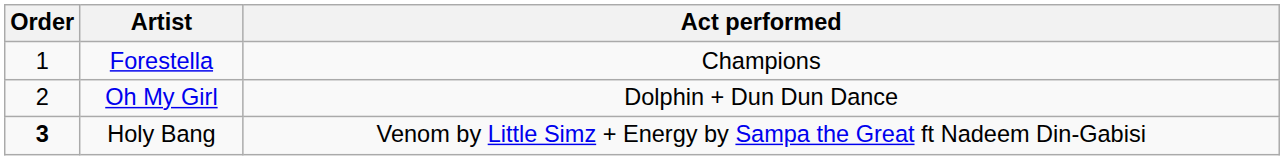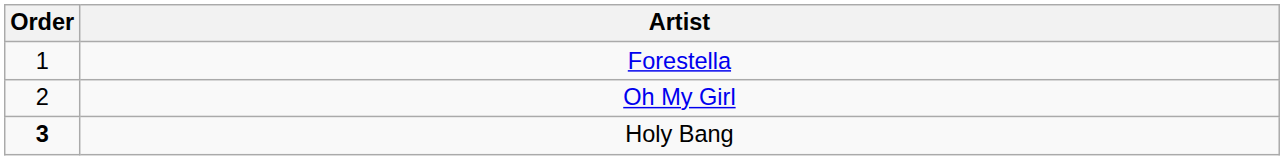- column: (761, 23)
